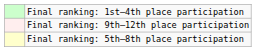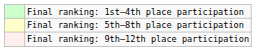rows swapped: (135, 39) <-> (138, 25)
